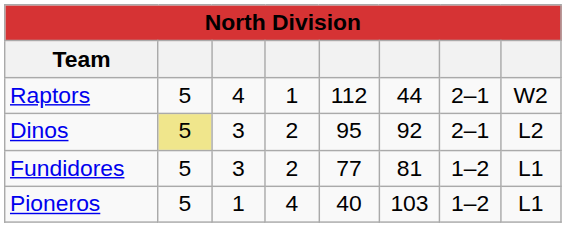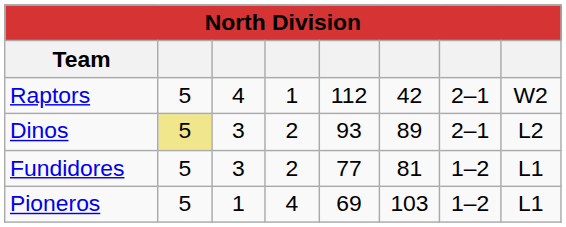(409, 95) 44 -> (409, 95) 42
(349, 131) 95 -> (349, 131) 93
(409, 131) 92 -> (409, 131) 89
(349, 204) 40 -> (349, 204) 69
